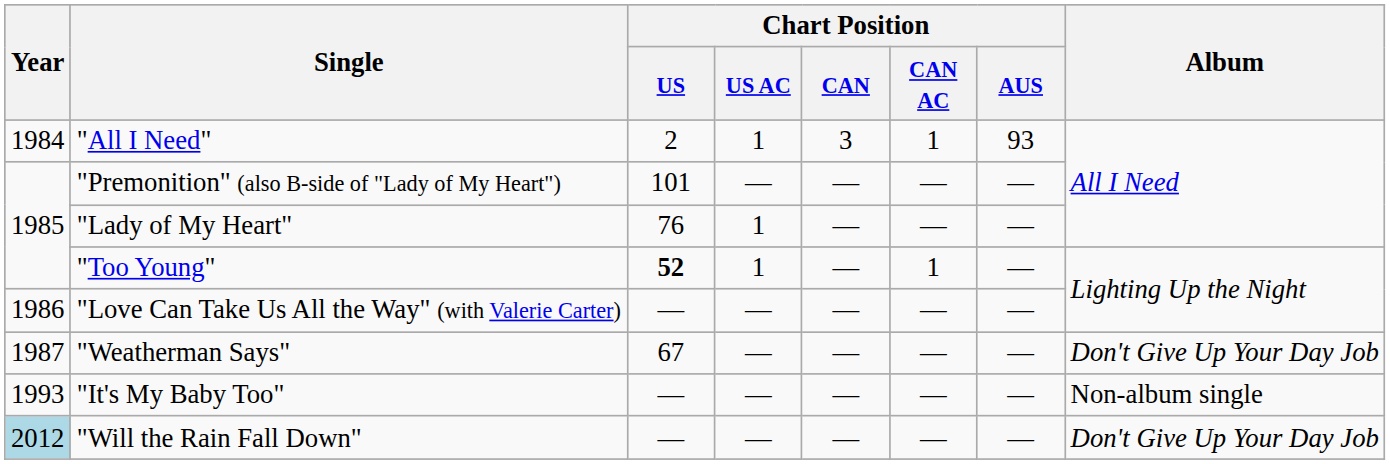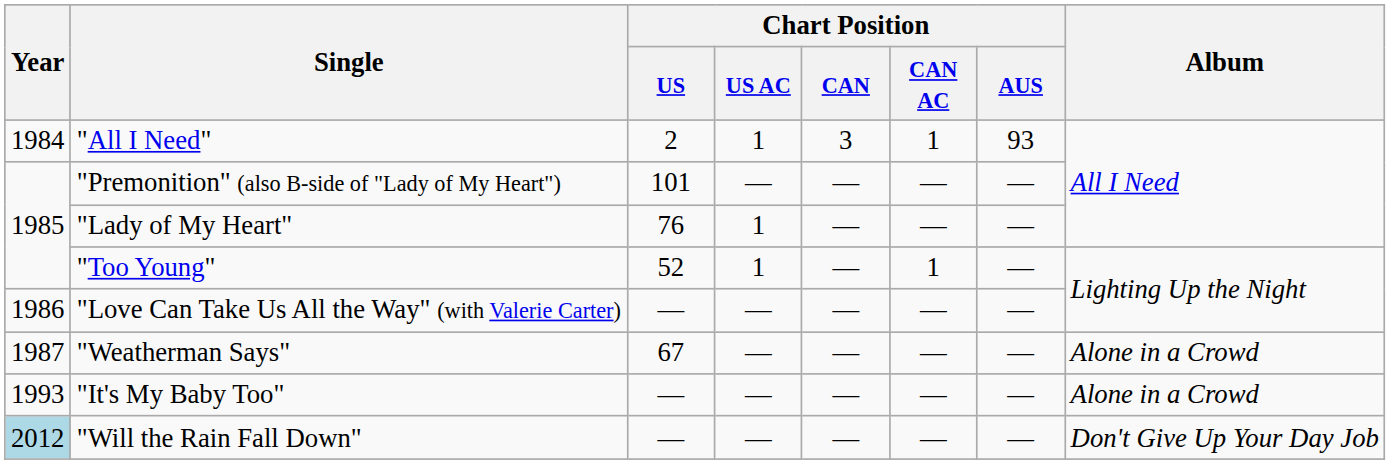(671, 267) bold -> (671, 267) normal
(1225, 352) Don't Give Up Your Day Job -> (1165, 352) Alone in a Crowd
(1167, 394) Non-album single -> (1165, 394) Alone in a Crowd
